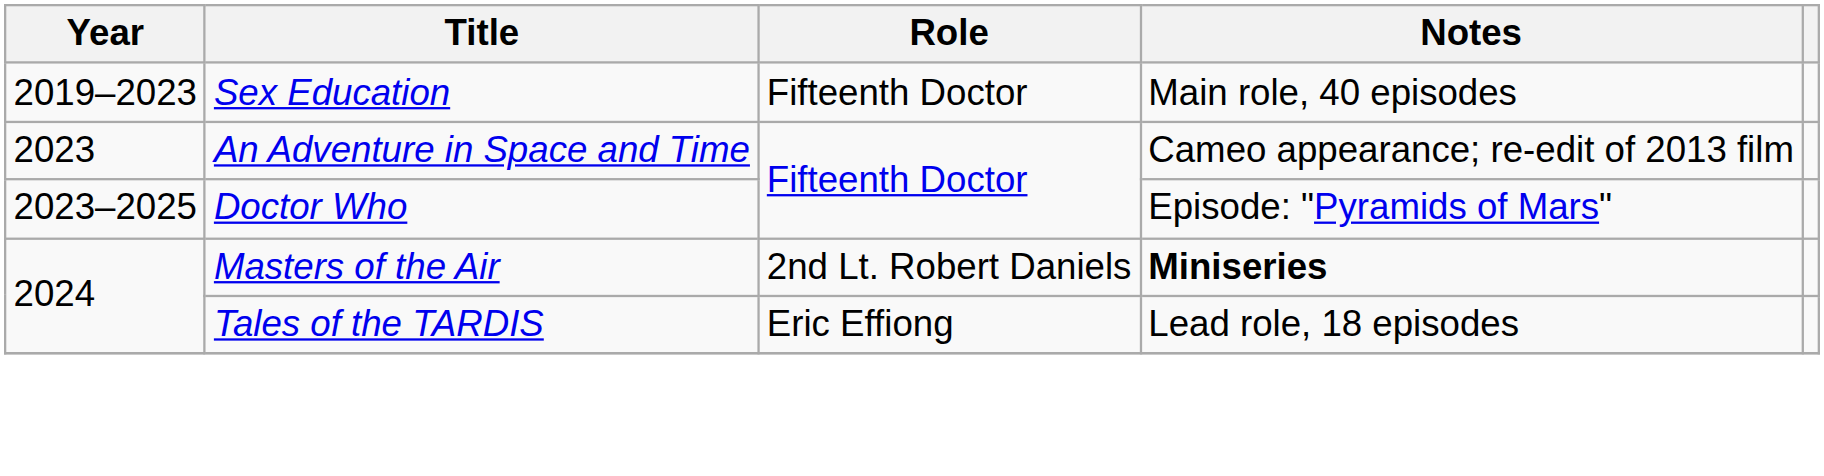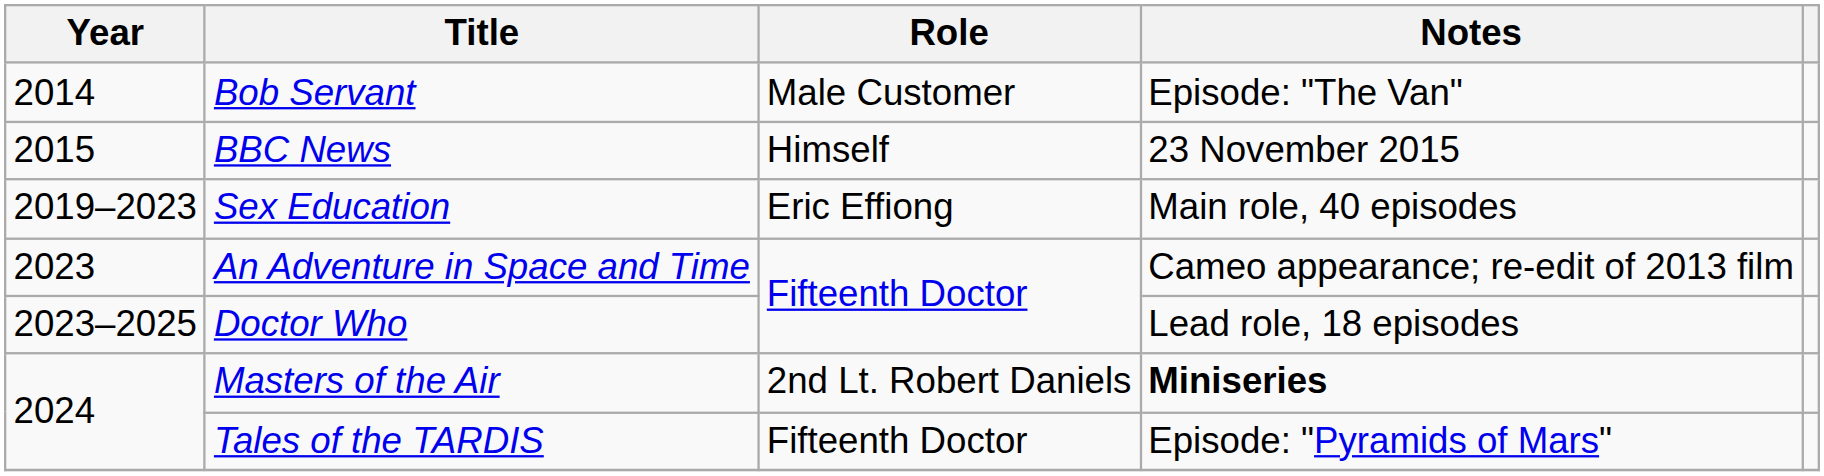+ row: (315, 91)
+ row: (302, 149)
(897, 91) Fifteenth Doctor -> (860, 207) Eric Effiong
(1380, 207) Episode: "Pyramids of Mars" -> (1334, 324) Lead role, 18 episodes
(860, 324) Eric Effiong -> (897, 440) Fifteenth Doctor
(1334, 324) Lead role, 18 episodes -> (1380, 440) Episode: "Pyramids of Mars"
